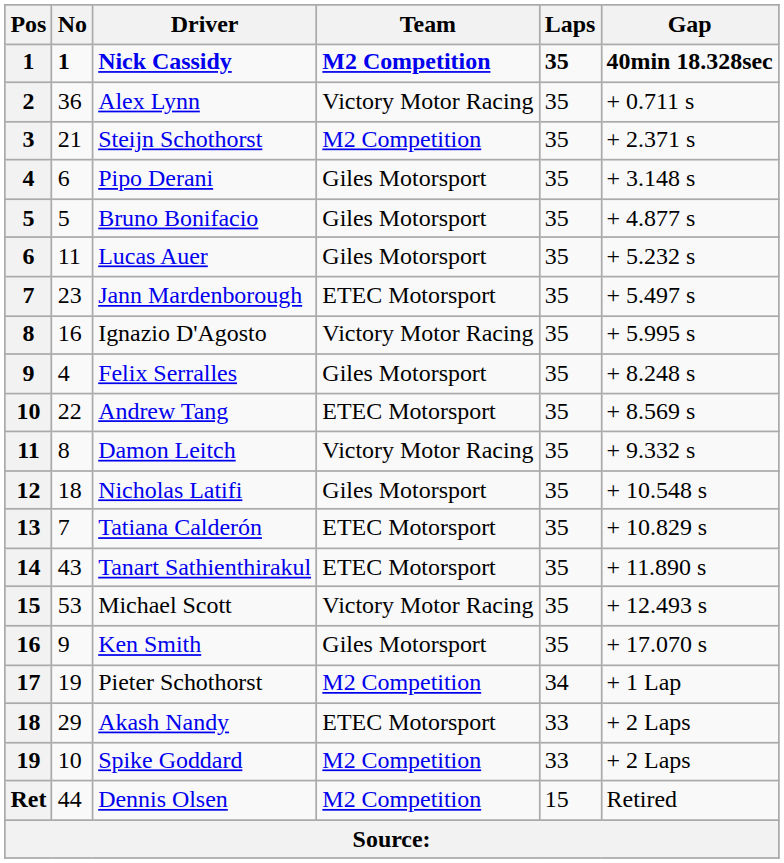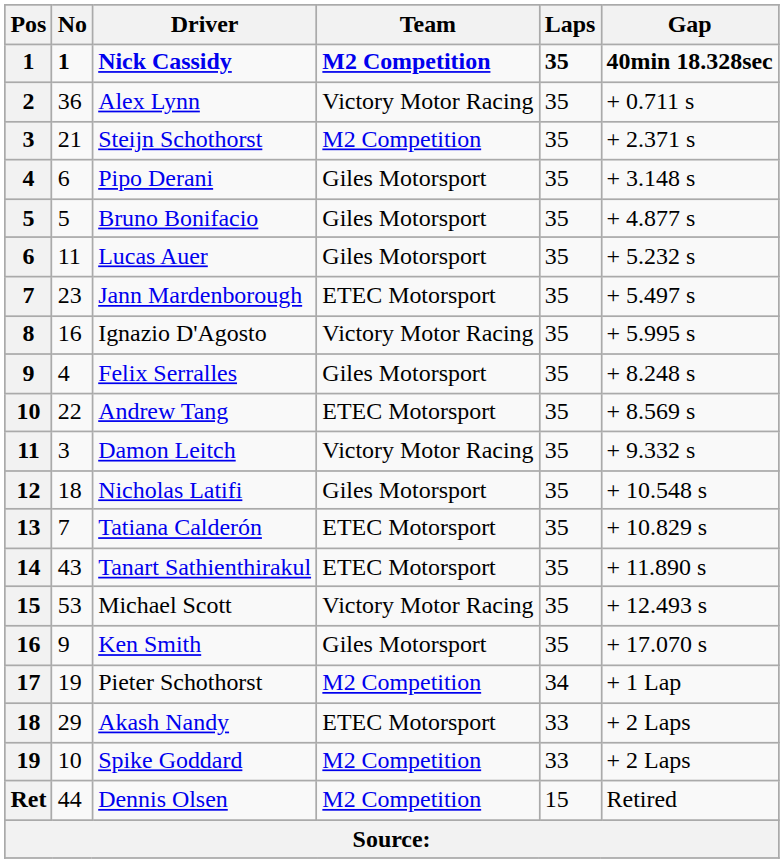(64, 450) 8 -> (64, 450) 3
